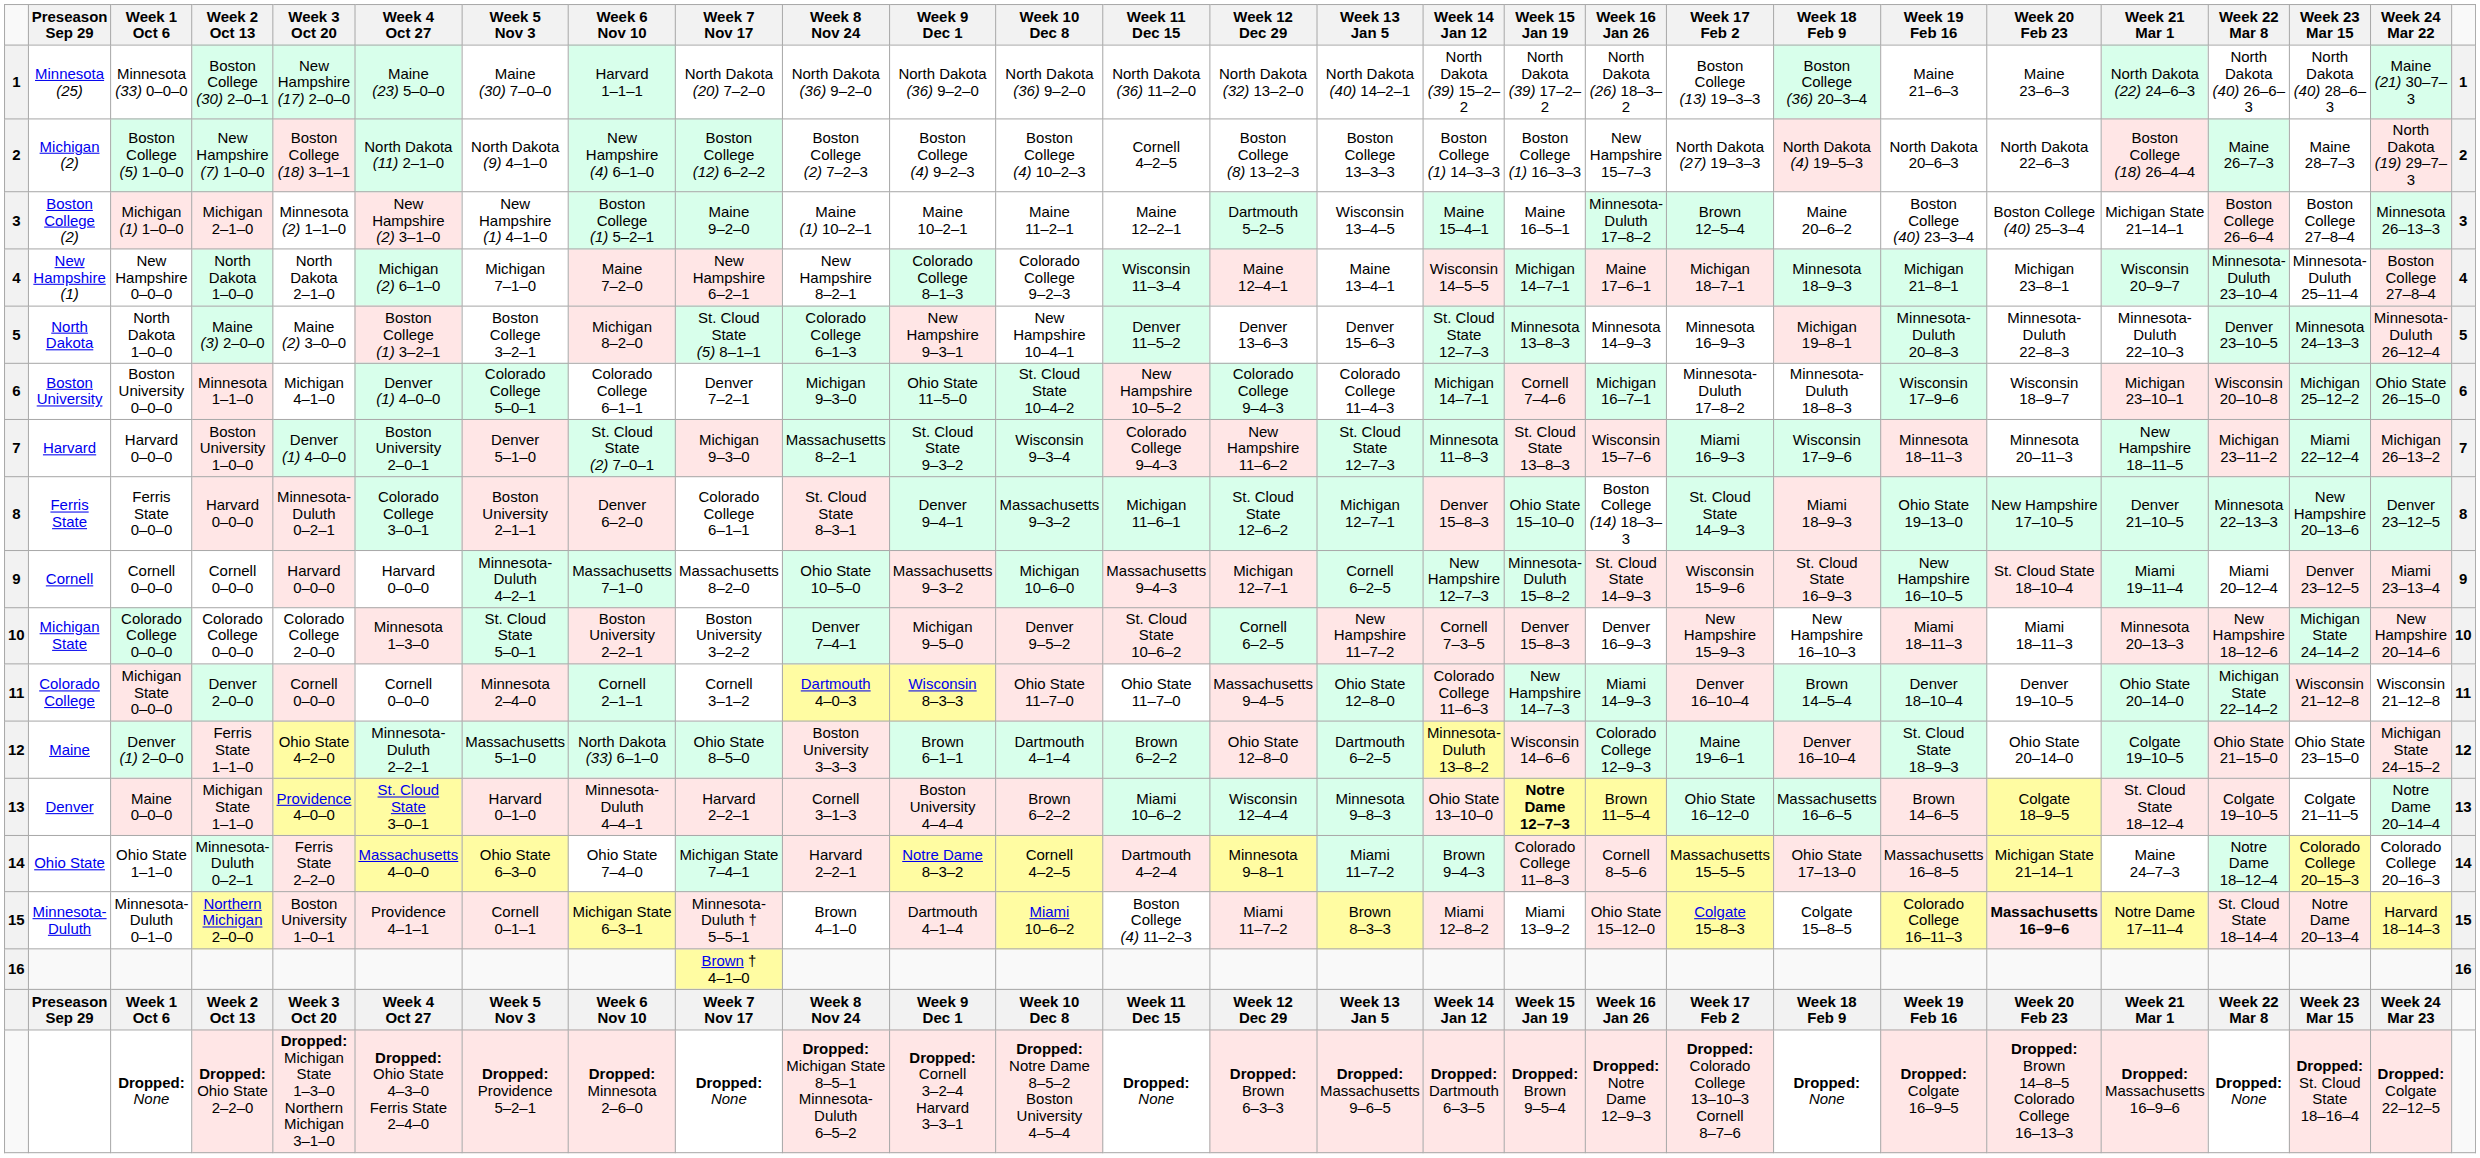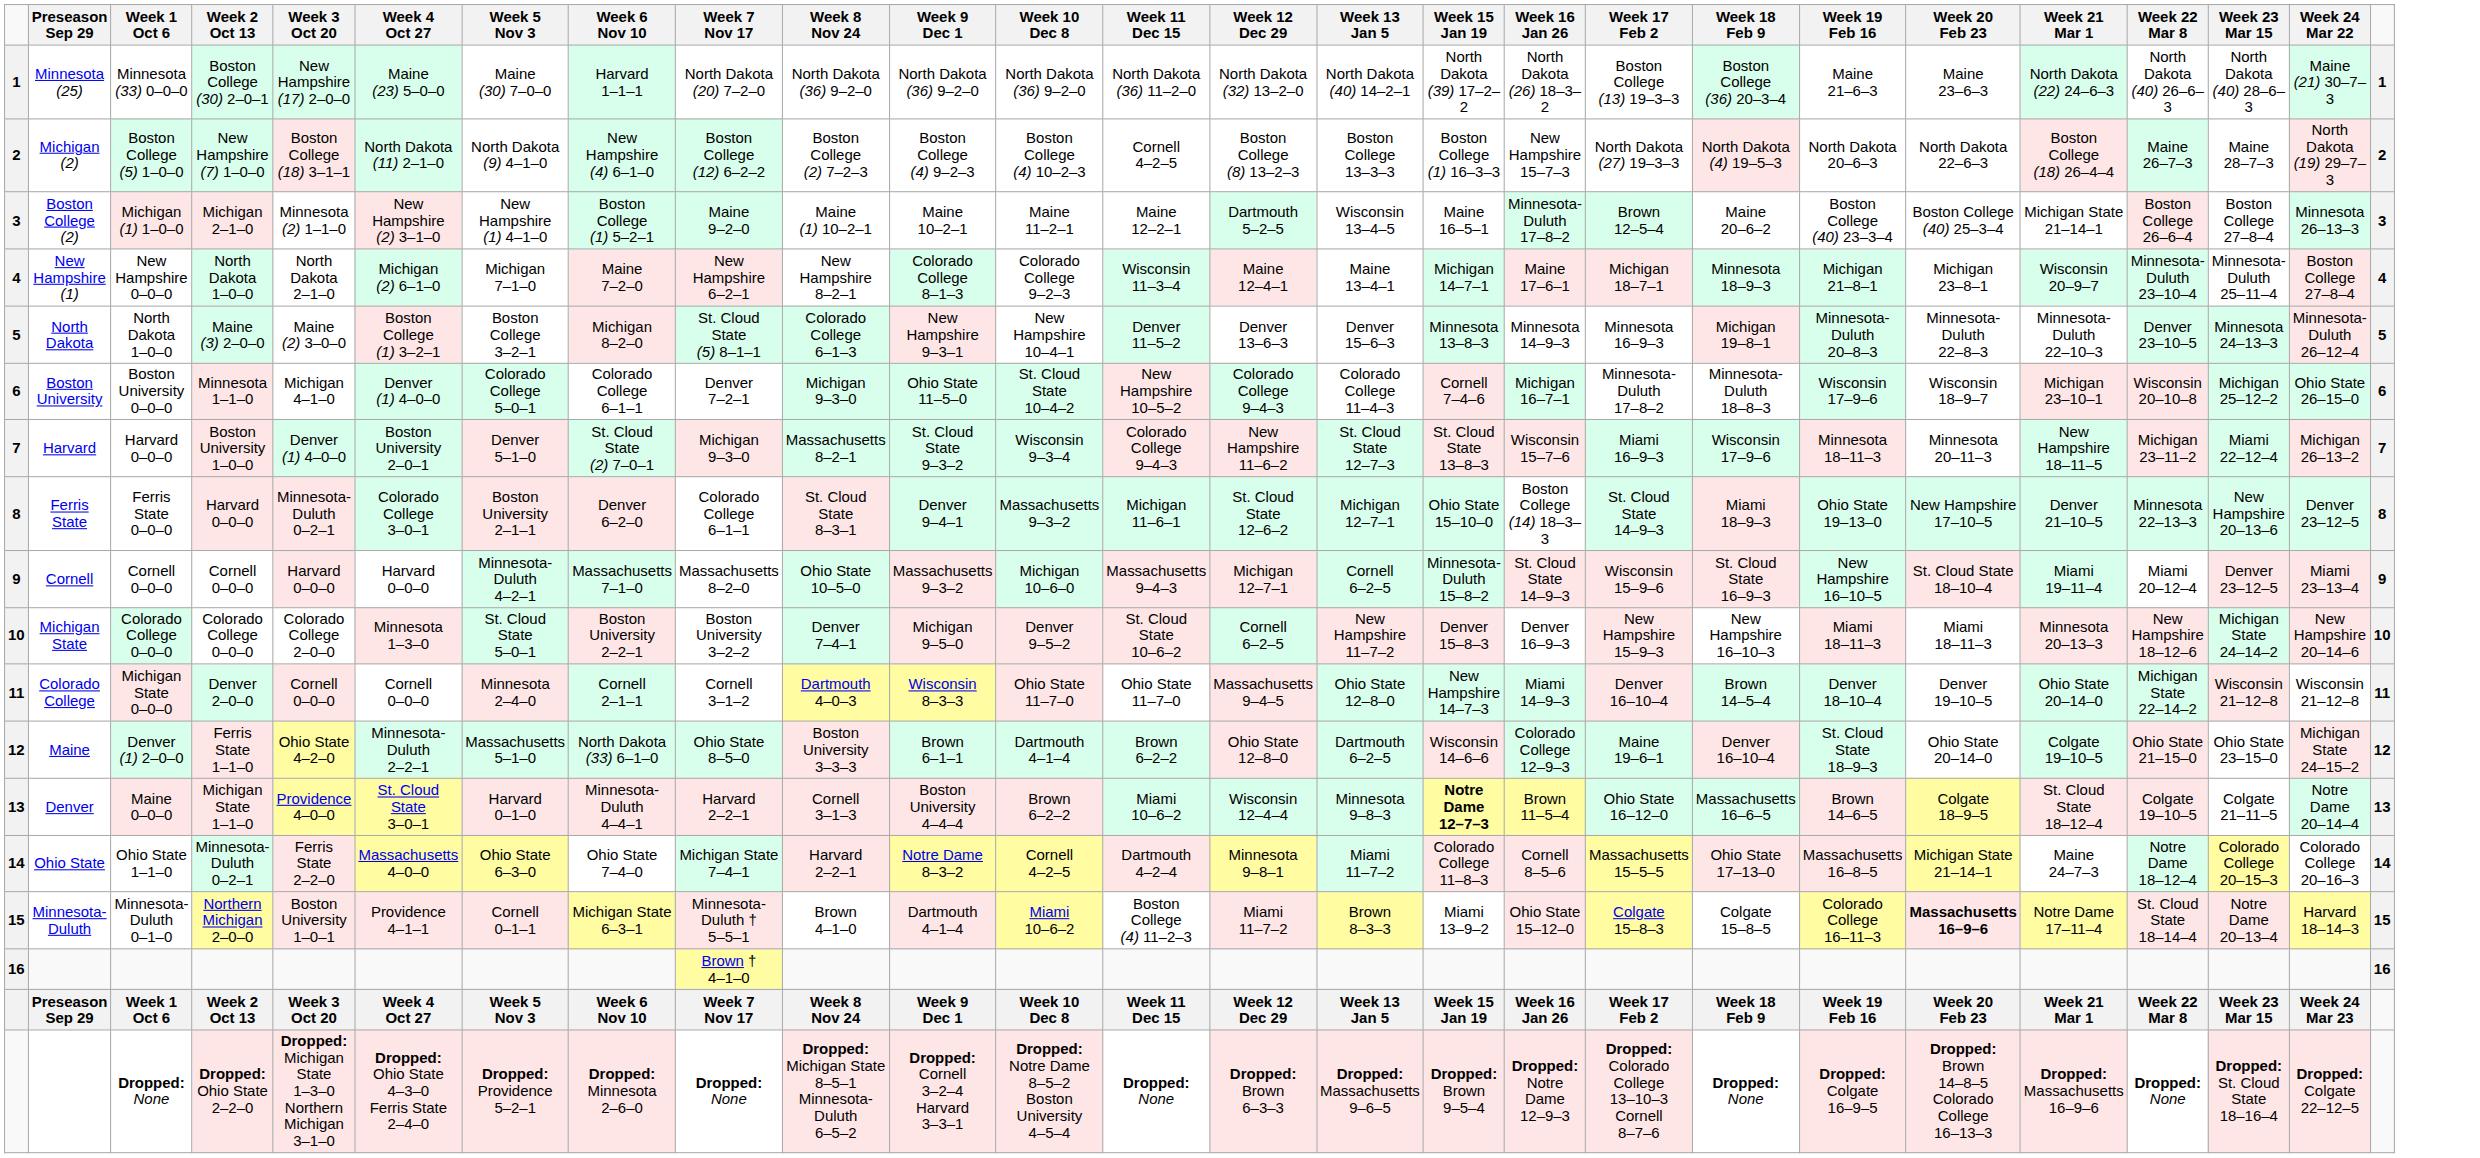- column: (1464, 25)
